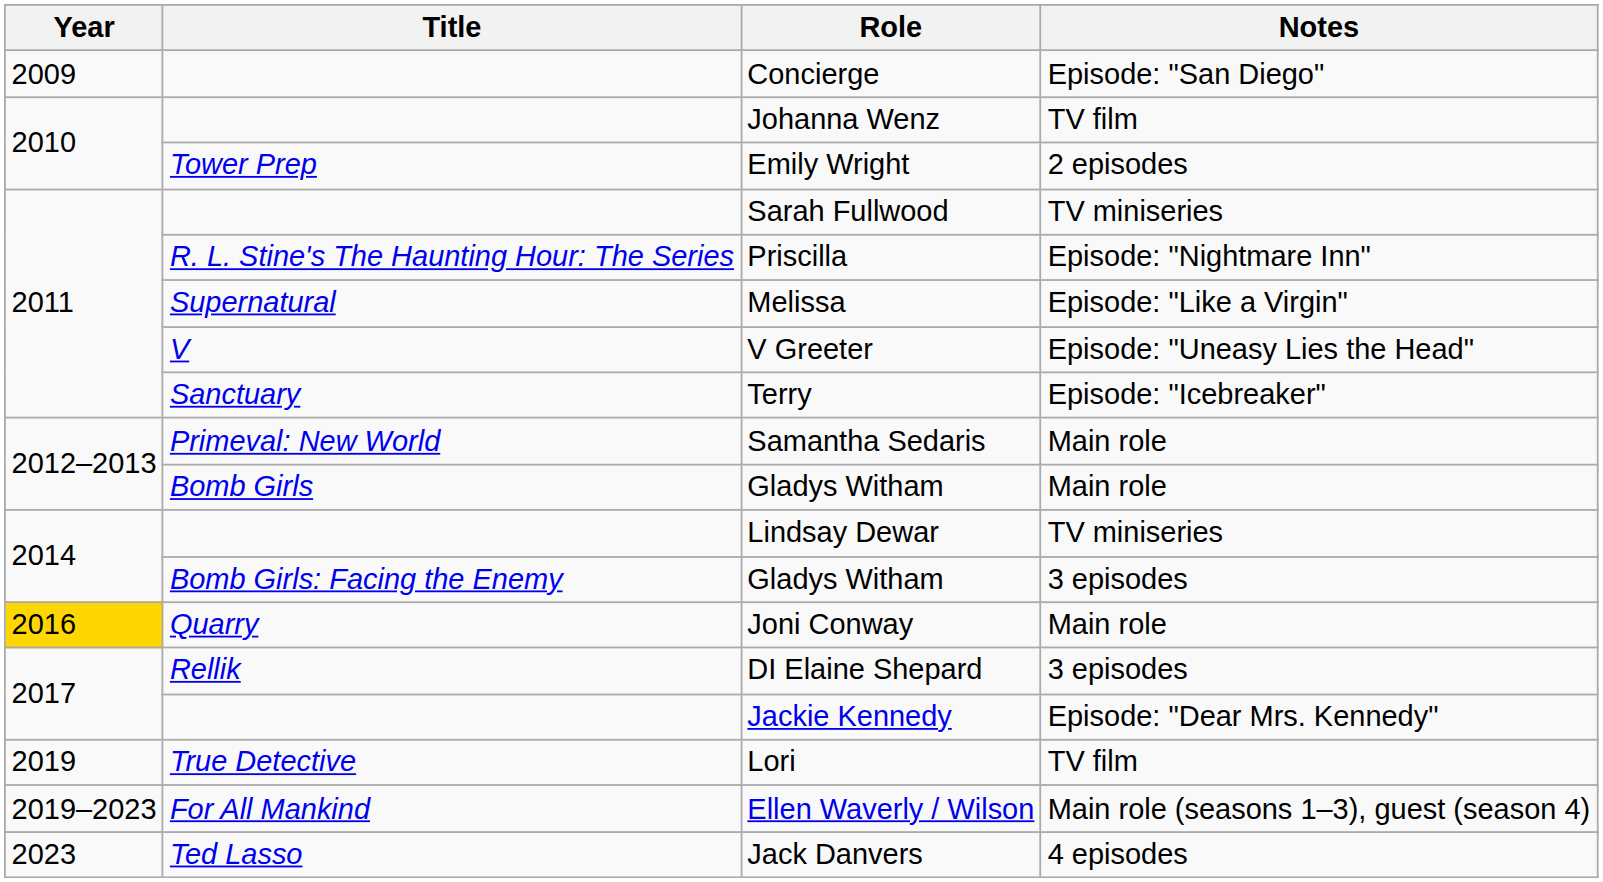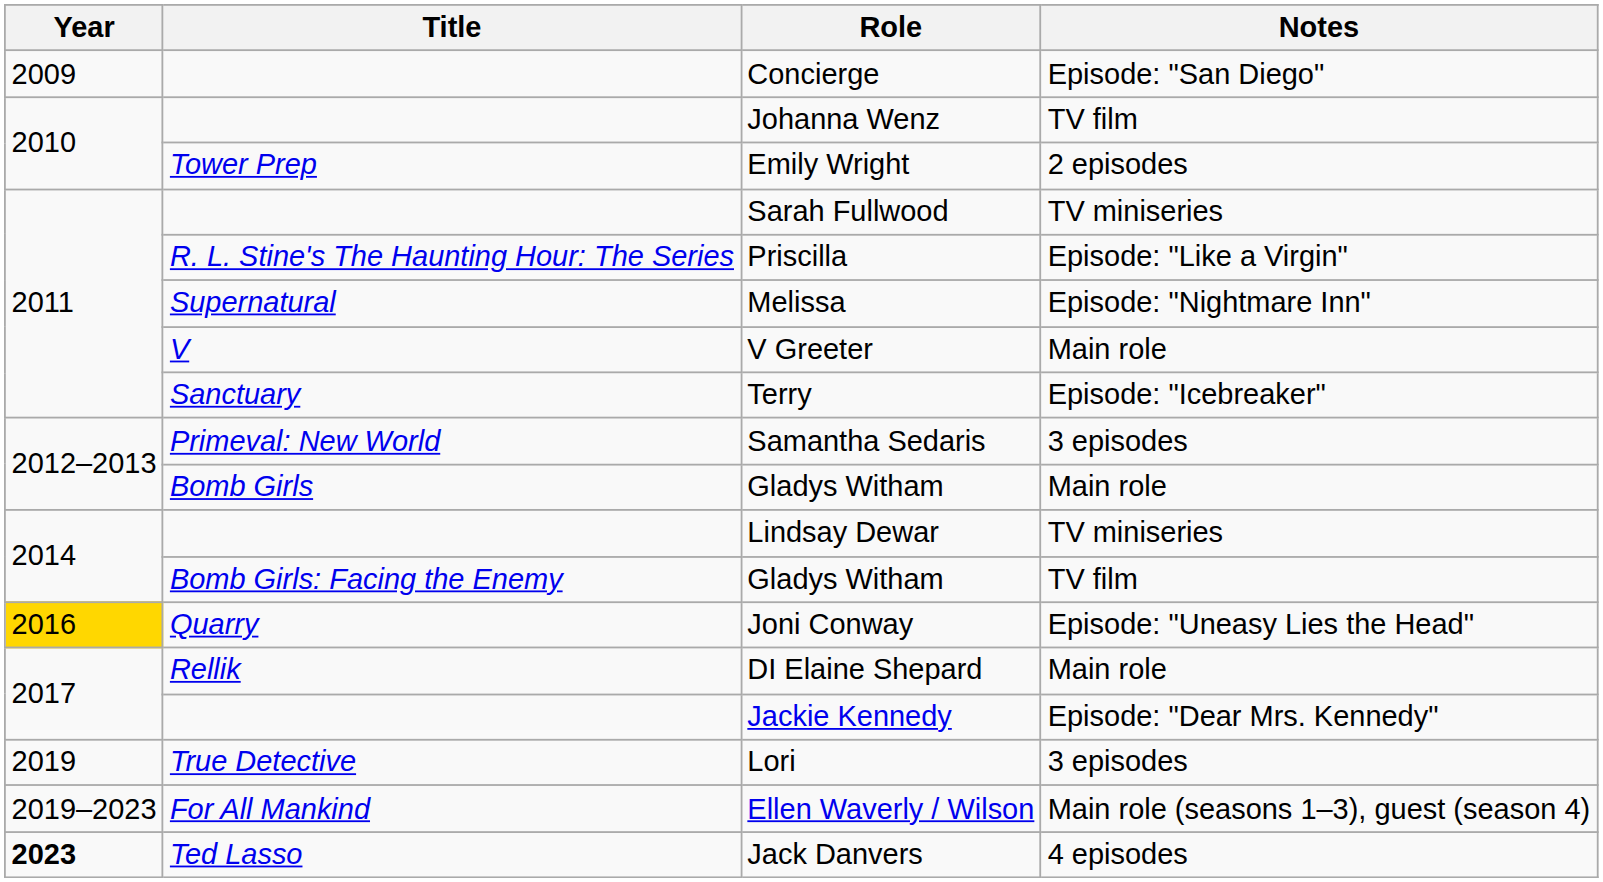(1209, 257) Episode: "Nightmare Inn" -> (1198, 257) Episode: "Like a Virgin"
(1198, 303) Episode: "Like a Virgin" -> (1209, 303) Episode: "Nightmare Inn"
(1261, 348) Episode: "Uneasy Lies the Head" -> (1107, 348) Main role
(1107, 440) Main role -> (1118, 440) 3 episodes
(1118, 578) 3 episodes -> (1093, 578) TV film
(1107, 624) Main role -> (1261, 624) Episode: "Uneasy Lies the Head"
(1118, 670) 3 episodes -> (1107, 670) Main role
(1093, 762) TV film -> (1118, 762) 3 episodes
(44, 854) normal -> (44, 854) bold
